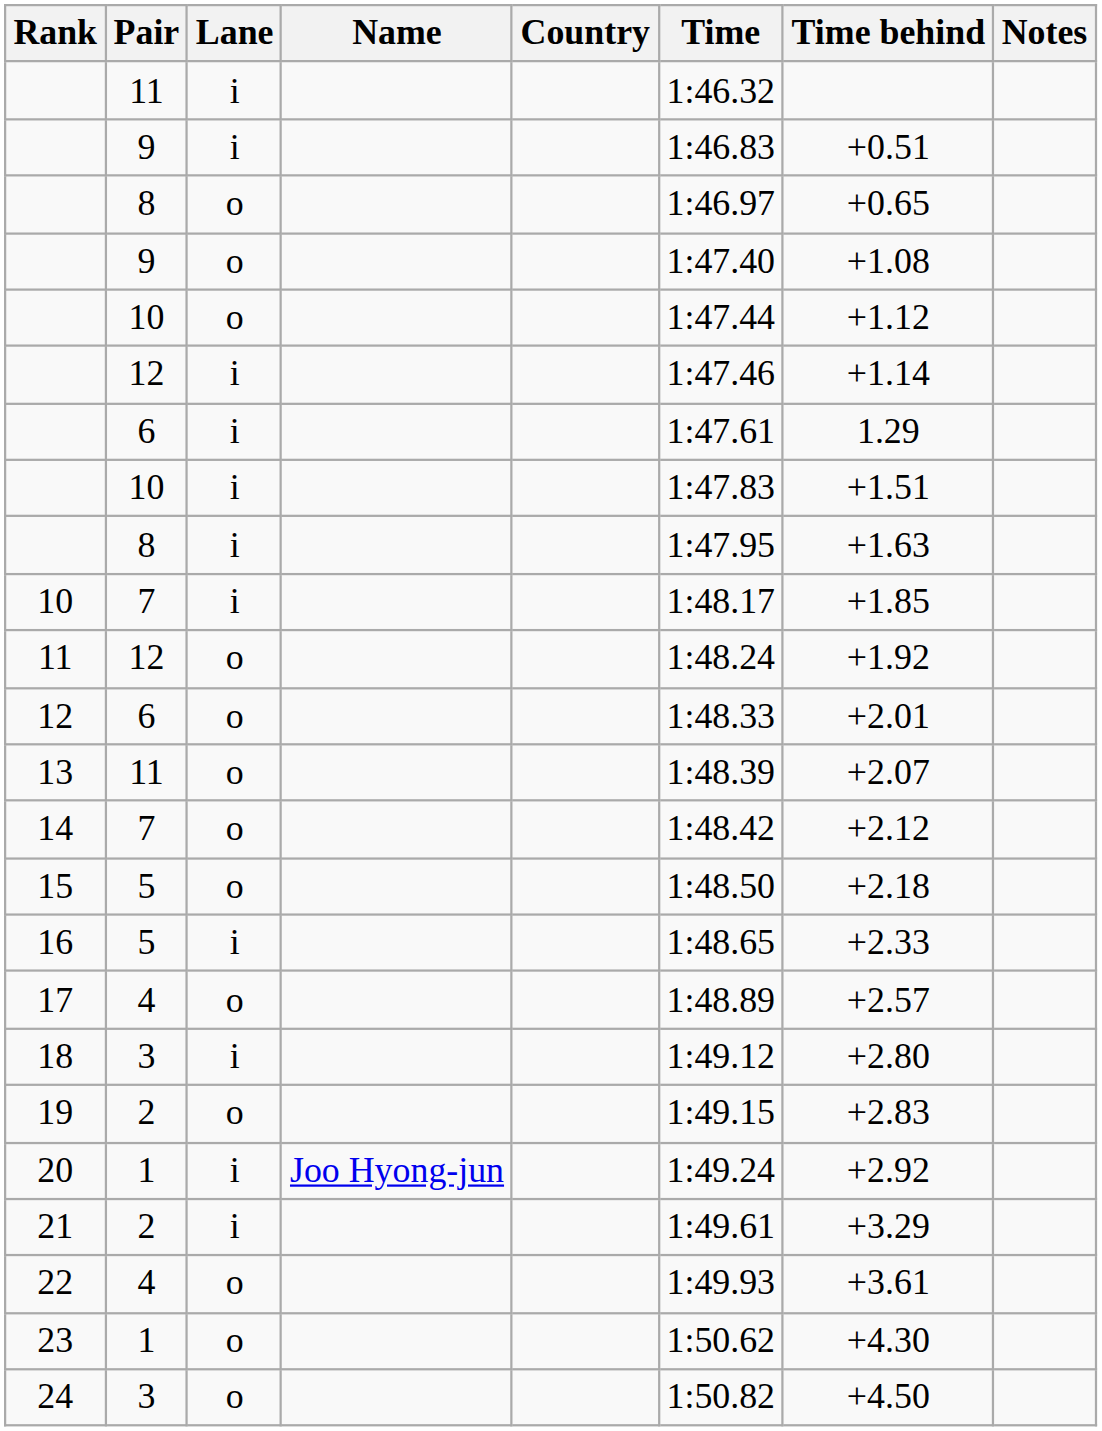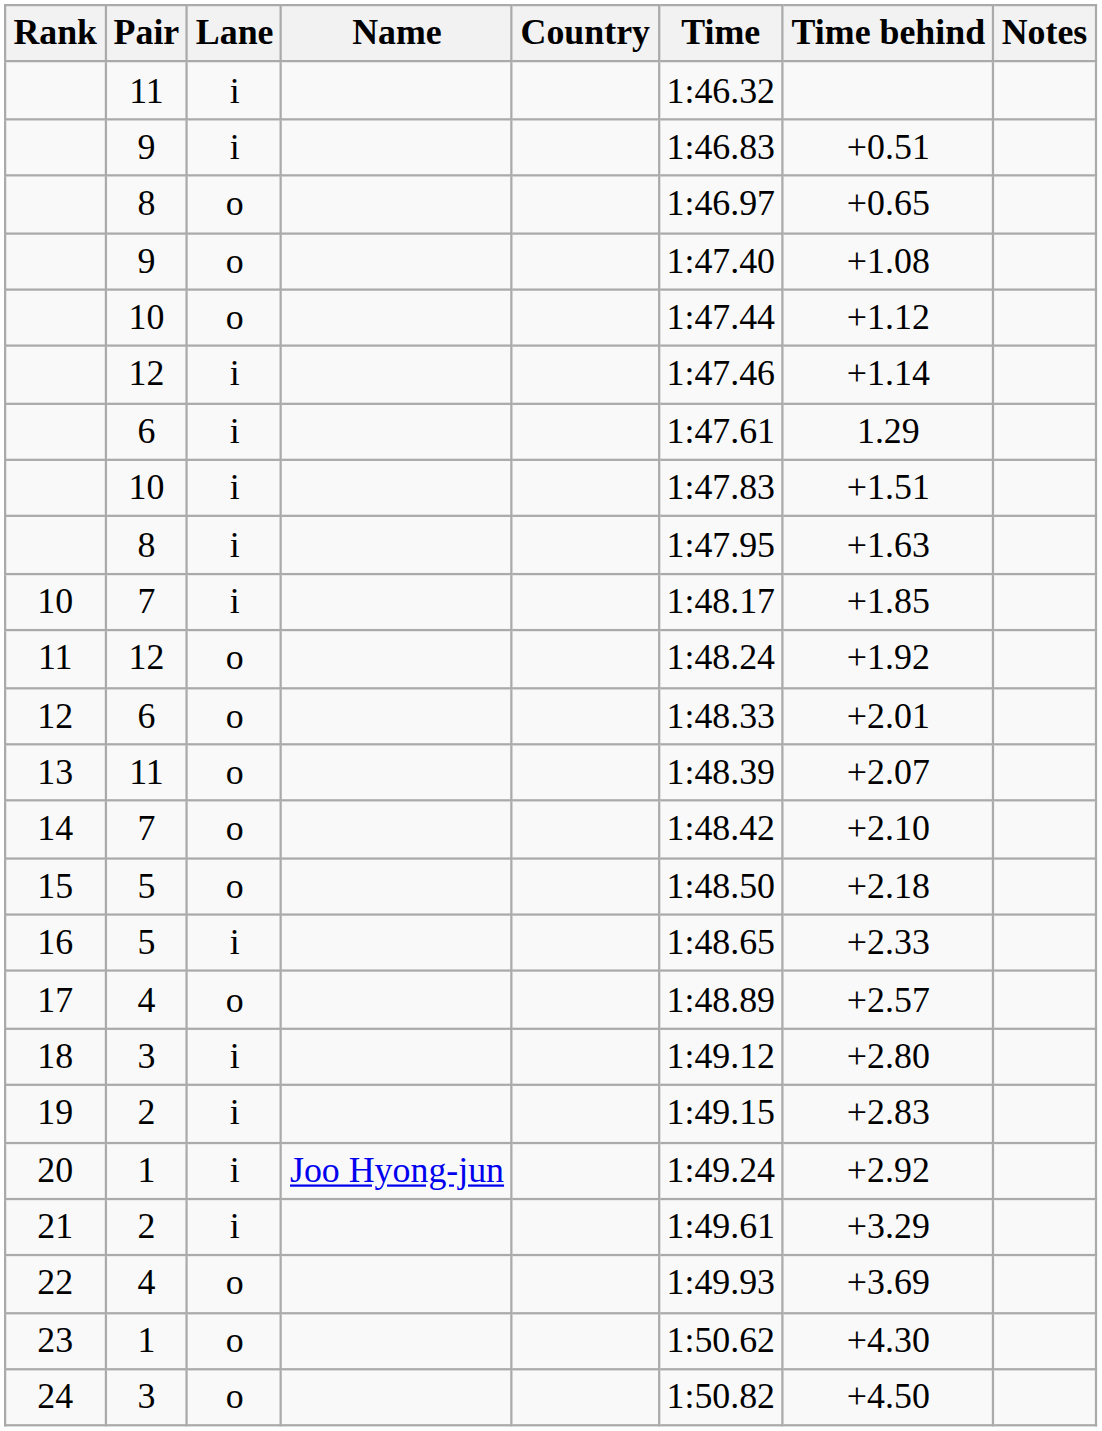(888, 828) +2.12 -> (888, 828) +2.10
(235, 1112) o -> (235, 1112) i
(888, 1283) +3.61 -> (888, 1283) +3.69
